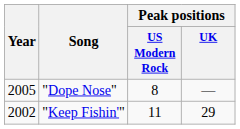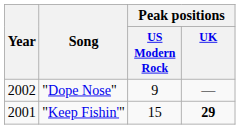(22, 90) 2005 -> (22, 90) 2002
(155, 90) 8 -> (155, 90) 9
(22, 112) 2002 -> (22, 112) 2001
(155, 112) 11 -> (155, 112) 15
(208, 112) normal -> (208, 112) bold
